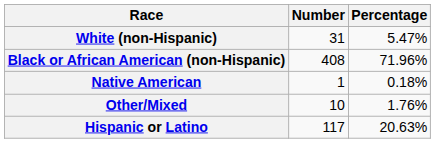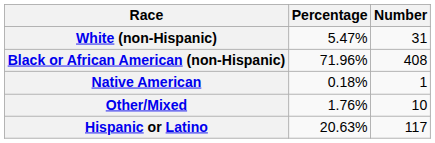columns swapped: (318, 15) <-> (389, 15)
